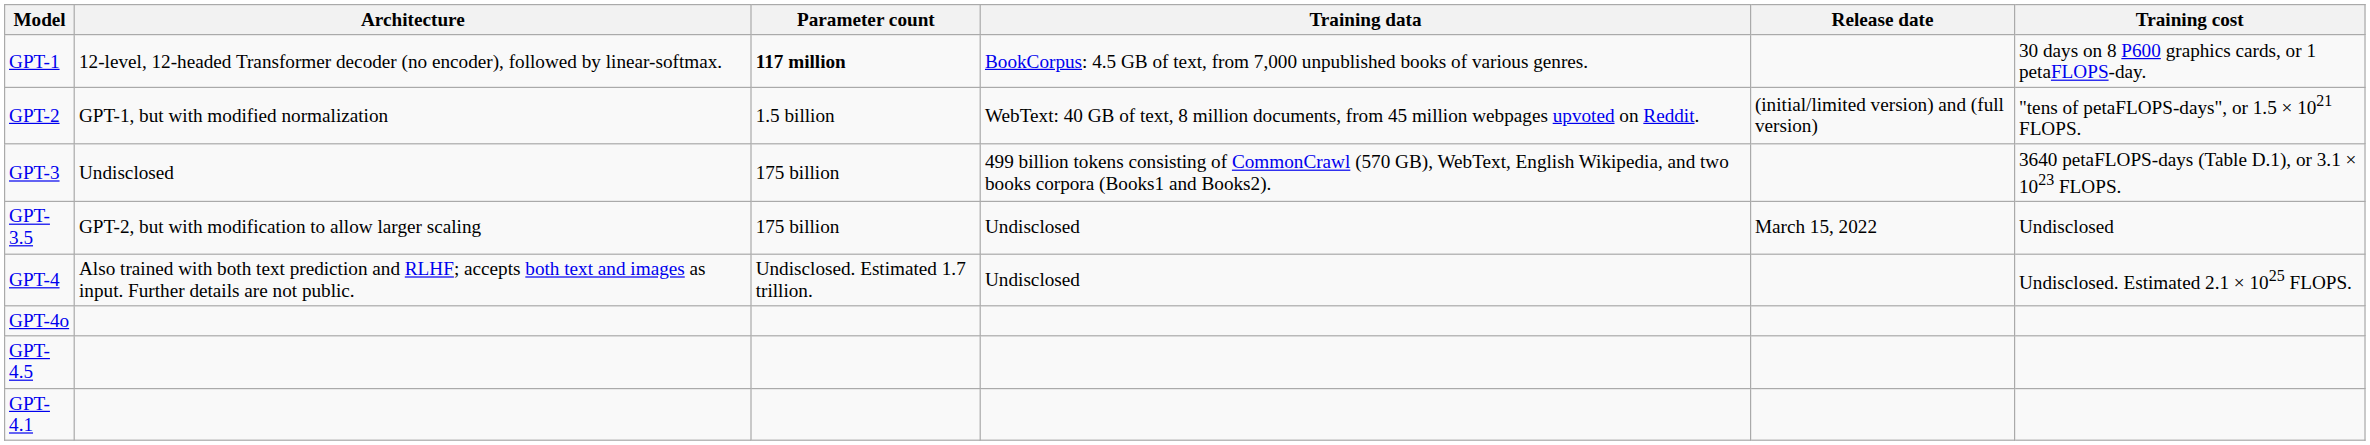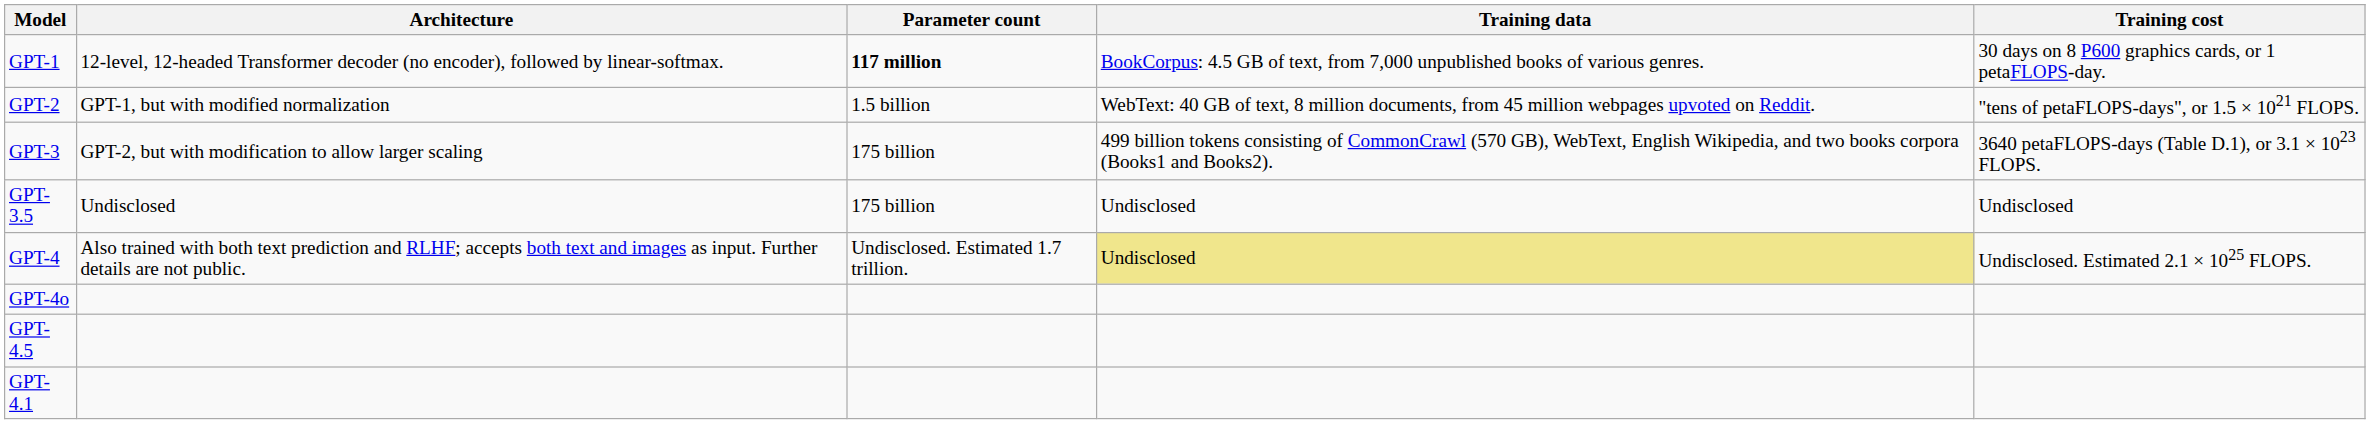- column: (1882, 19)
(126, 172) Undisclosed -> (282, 151) GPT-2, but with modification to allow larger scaling
(280, 227) GPT-2, but with modification to allow larger scaling -> (128, 205) Undisclosed
(1032, 279) no background -> (1148, 257) khaki background
